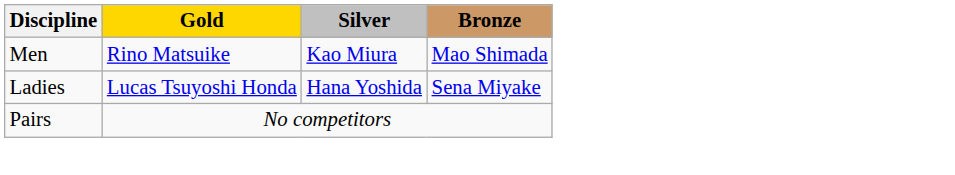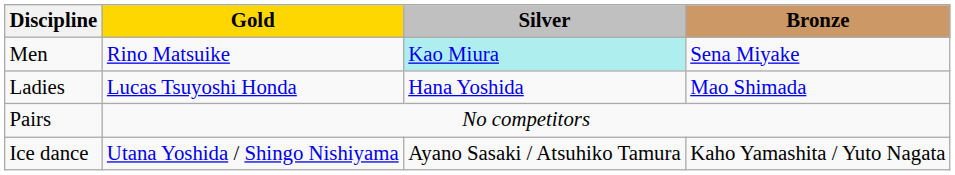(352, 53) no background -> (454, 53) paleturquoise background
(490, 53) Mao Shimada -> (745, 53) Sena Miyake
(486, 86) Sena Miyake -> (748, 86) Mao Shimada
+ row: (49, 152)
